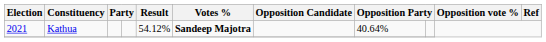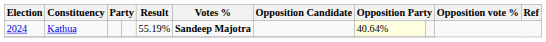(17, 28) 2021 -> (17, 28) 2024
(154, 28) 54.12% -> (154, 28) 55.19%
(373, 28) no background -> (373, 28) lightyellow background
